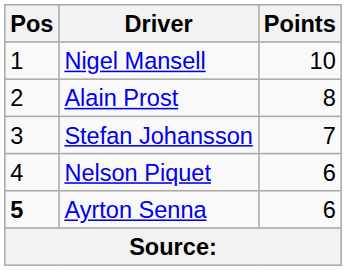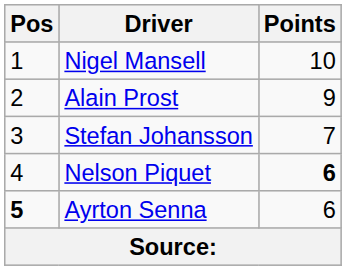(329, 98) 8 -> (329, 98) 9
(329, 173) normal -> (329, 173) bold
